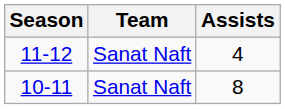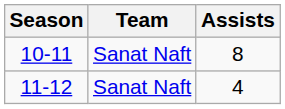rows swapped: (46, 86) <-> (46, 53)
